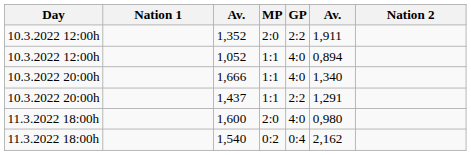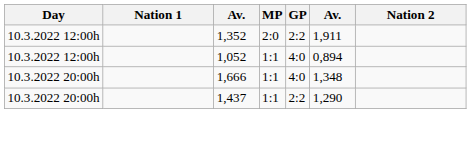(328, 77) 1,340 -> (328, 77) 1,348
(328, 98) 1,291 -> (328, 98) 1,290
- row: (231, 118)
- row: (231, 139)
